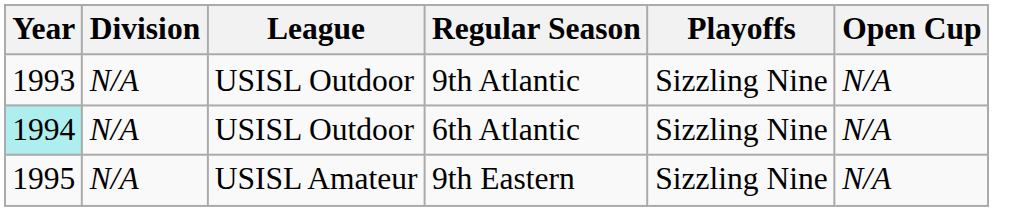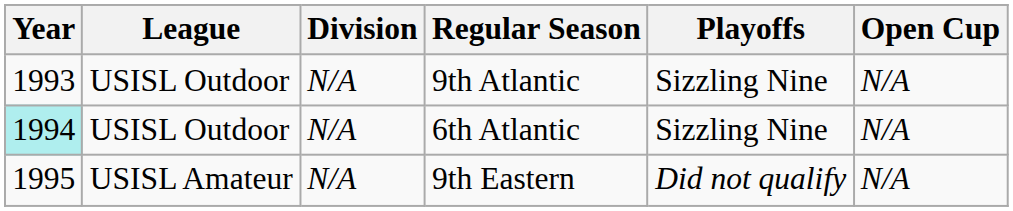columns swapped: (145, 29) <-> (316, 29)
(742, 179) Sizzling Nine -> (751, 179) Did not qualify
